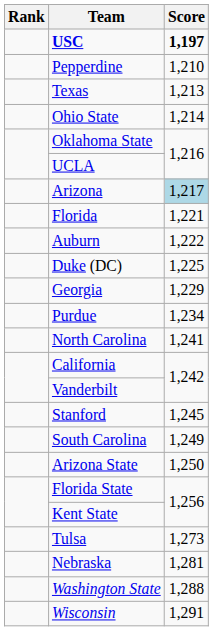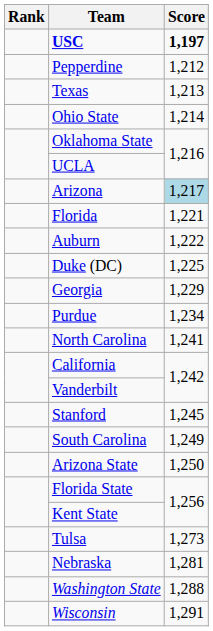(186, 66) 1,210 -> (186, 66) 1,212
